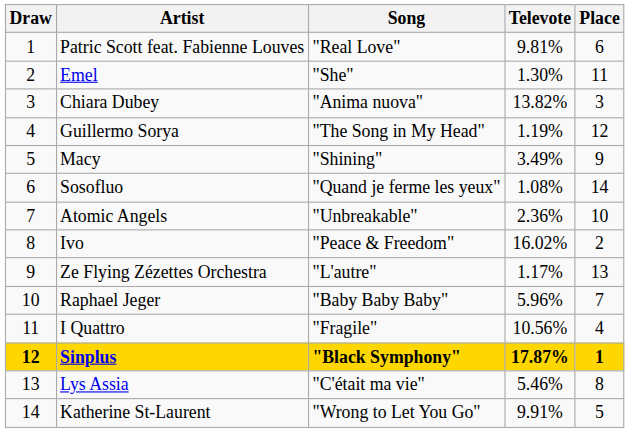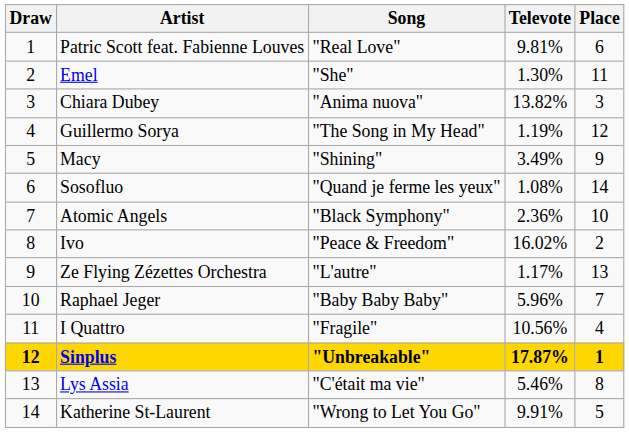(365, 215) "Unbreakable" -> (381, 215) "Black Symphony"
(387, 356) "Black Symphony" -> (371, 356) "Unbreakable"
